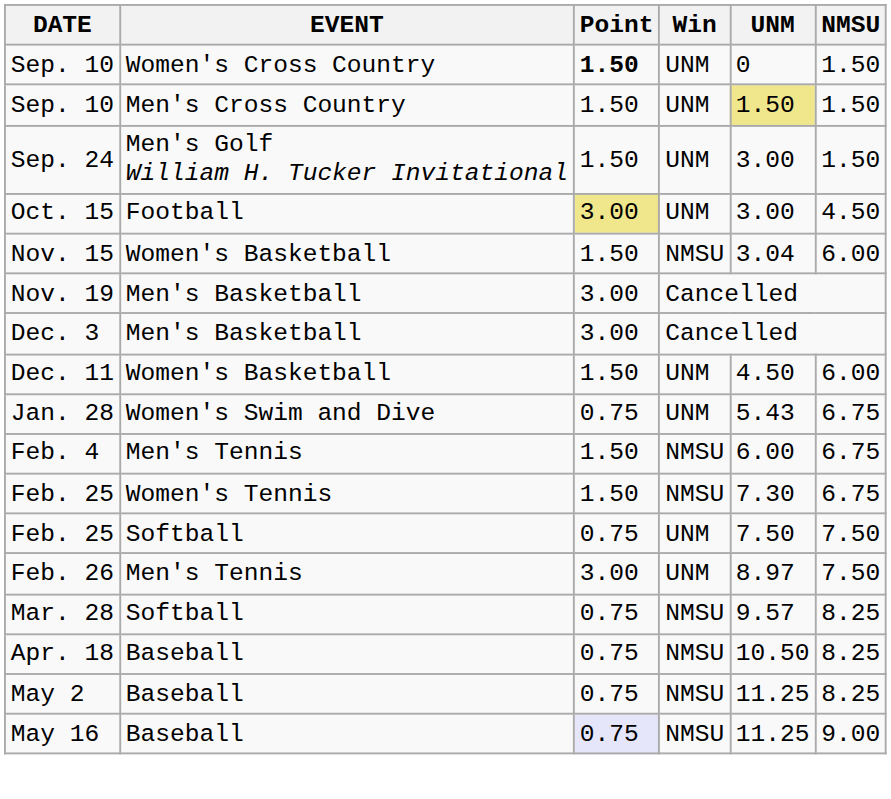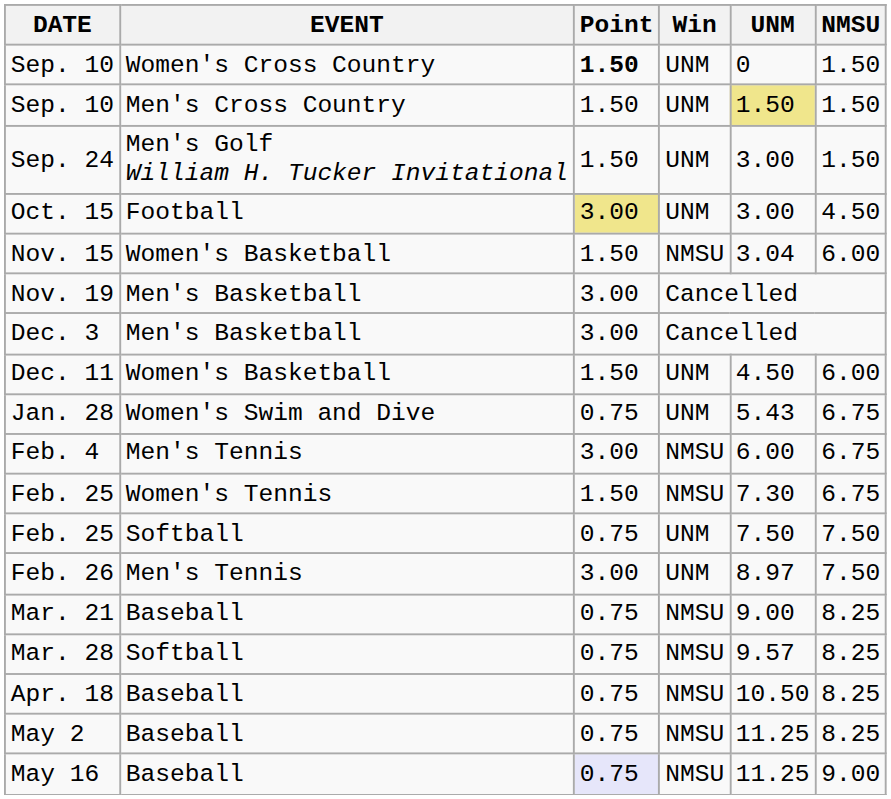(609, 454) 1.50 -> (609, 454) 3.00
+ row: (62, 614)
